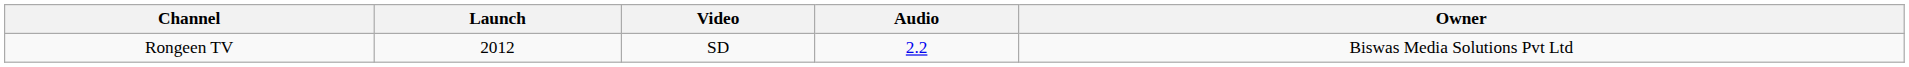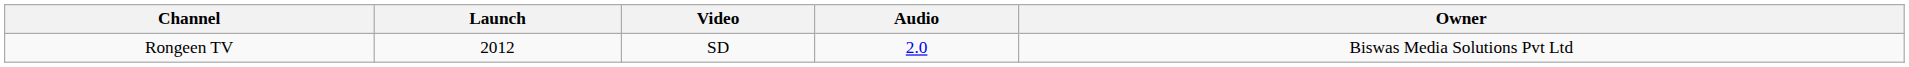(917, 47) 2.2 -> (917, 47) 2.0
